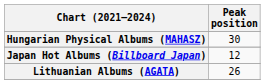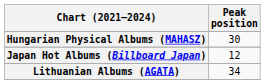(234, 71) 26 -> (234, 71) 34
